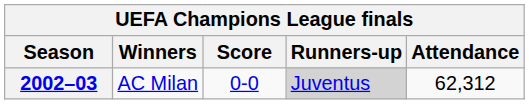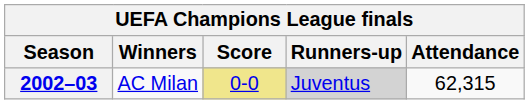(244, 83) no background -> (244, 83) khaki background
(465, 83) 62,312 -> (465, 83) 62,315
